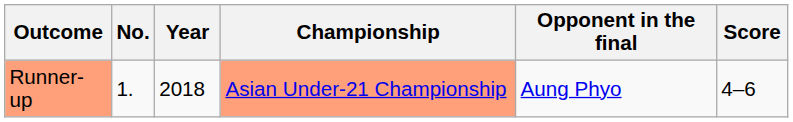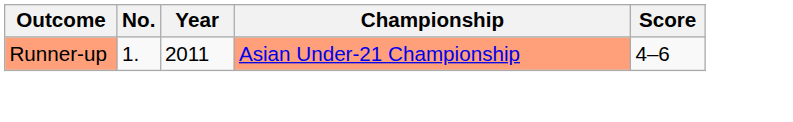- column: (616, 32)
(182, 88) 2018 -> (187, 53) 2011
